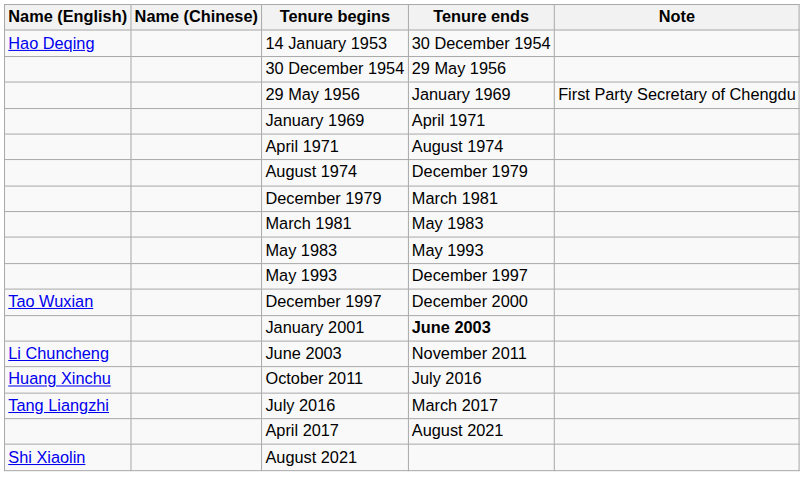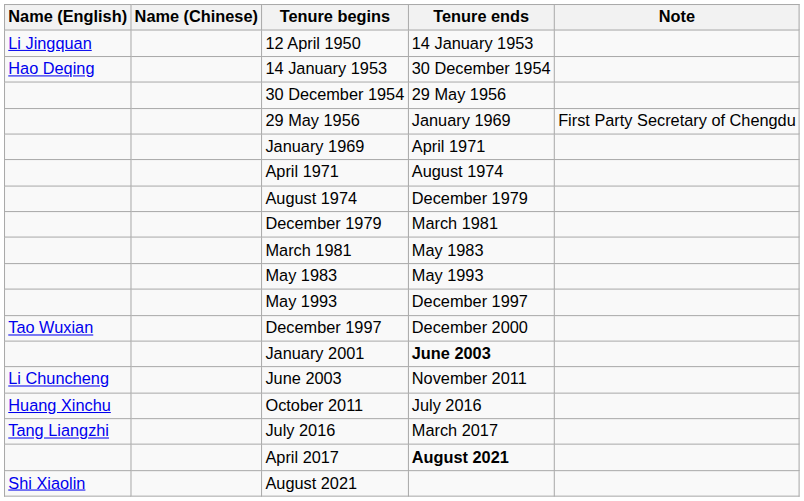+ row: (313, 43)
(458, 431) normal -> (460, 457) bold
